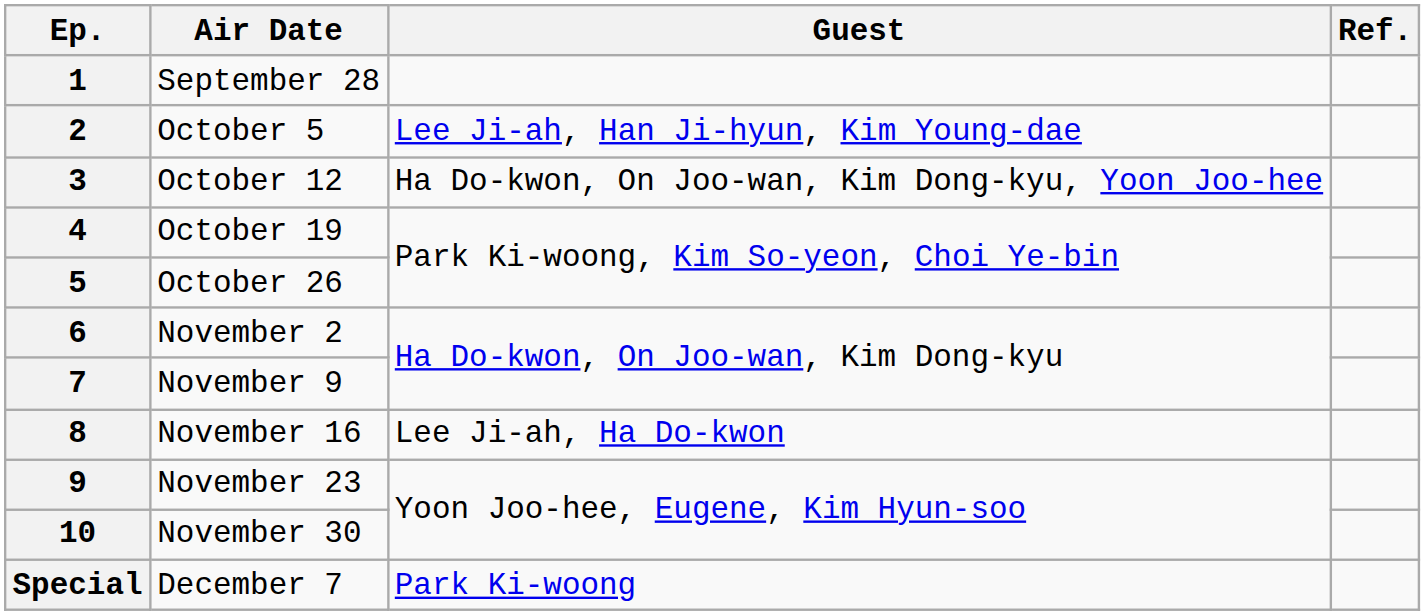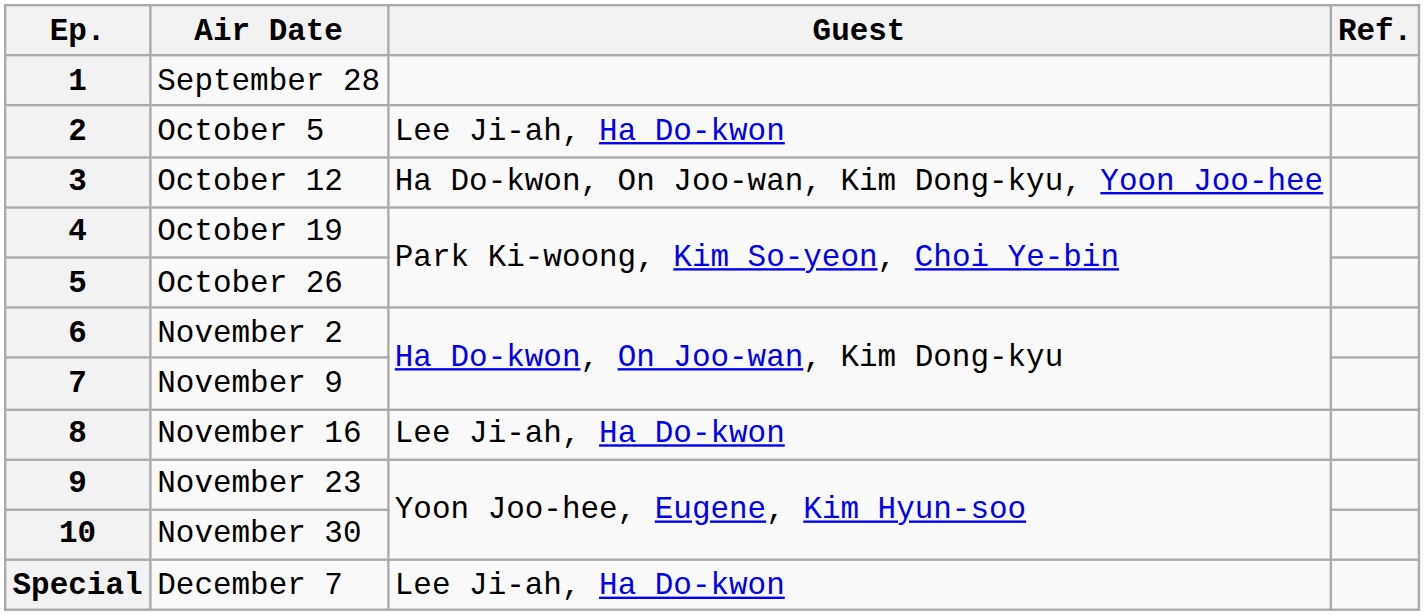(738, 131) Lee Ji-ah, Han Ji-hyun, Kim Young-dae -> (590, 131) Lee Ji-ah, Ha Do-kwon
(515, 585) Park Ki-woong -> (590, 585) Lee Ji-ah, Ha Do-kwon
